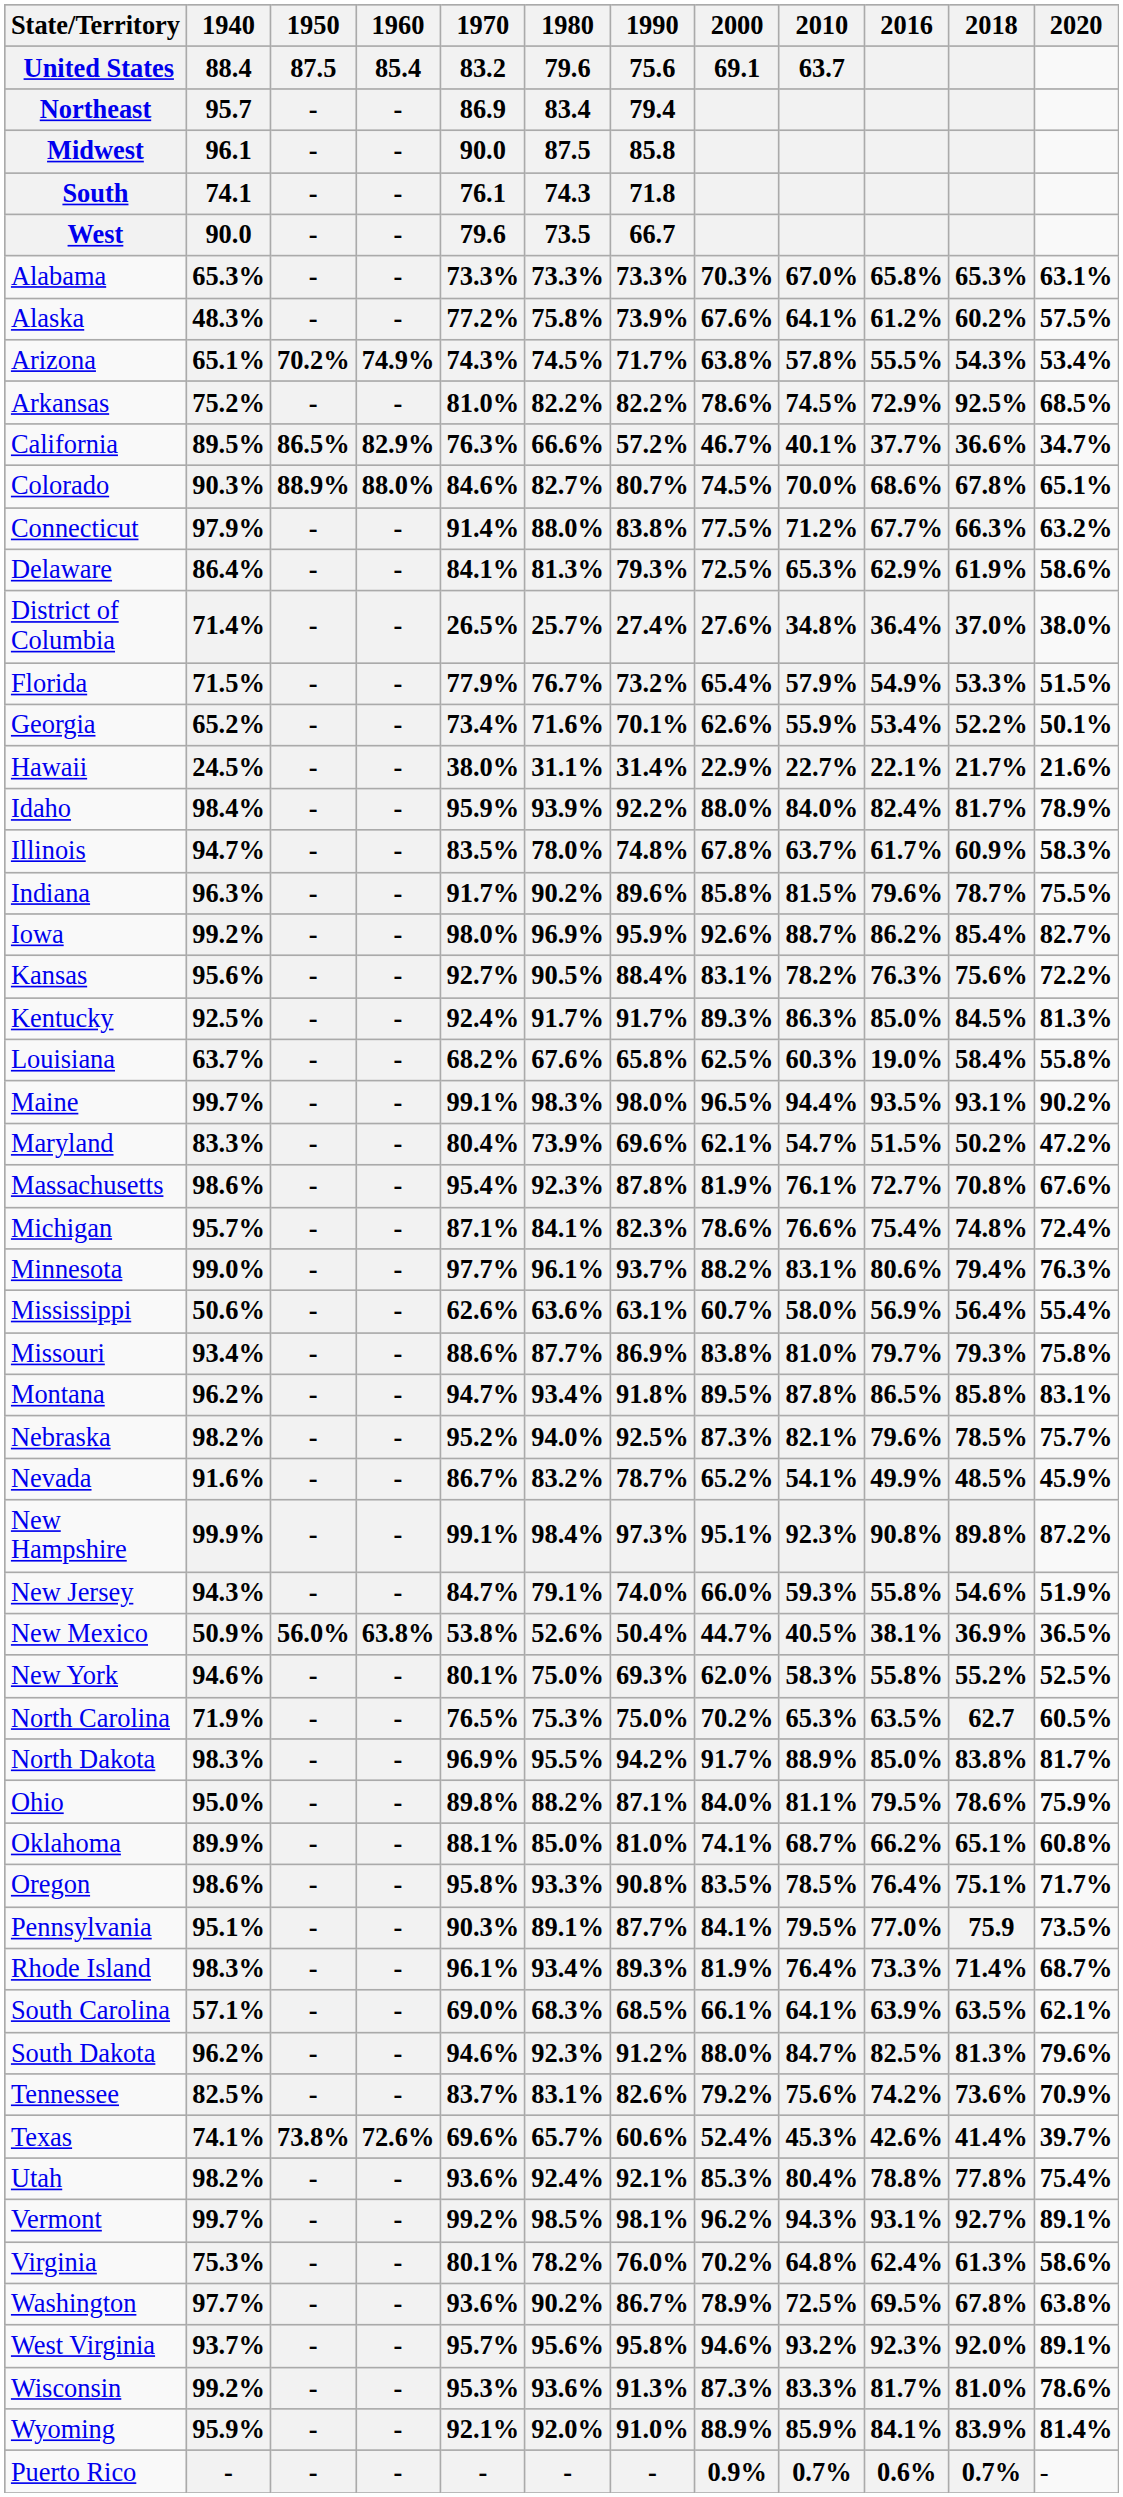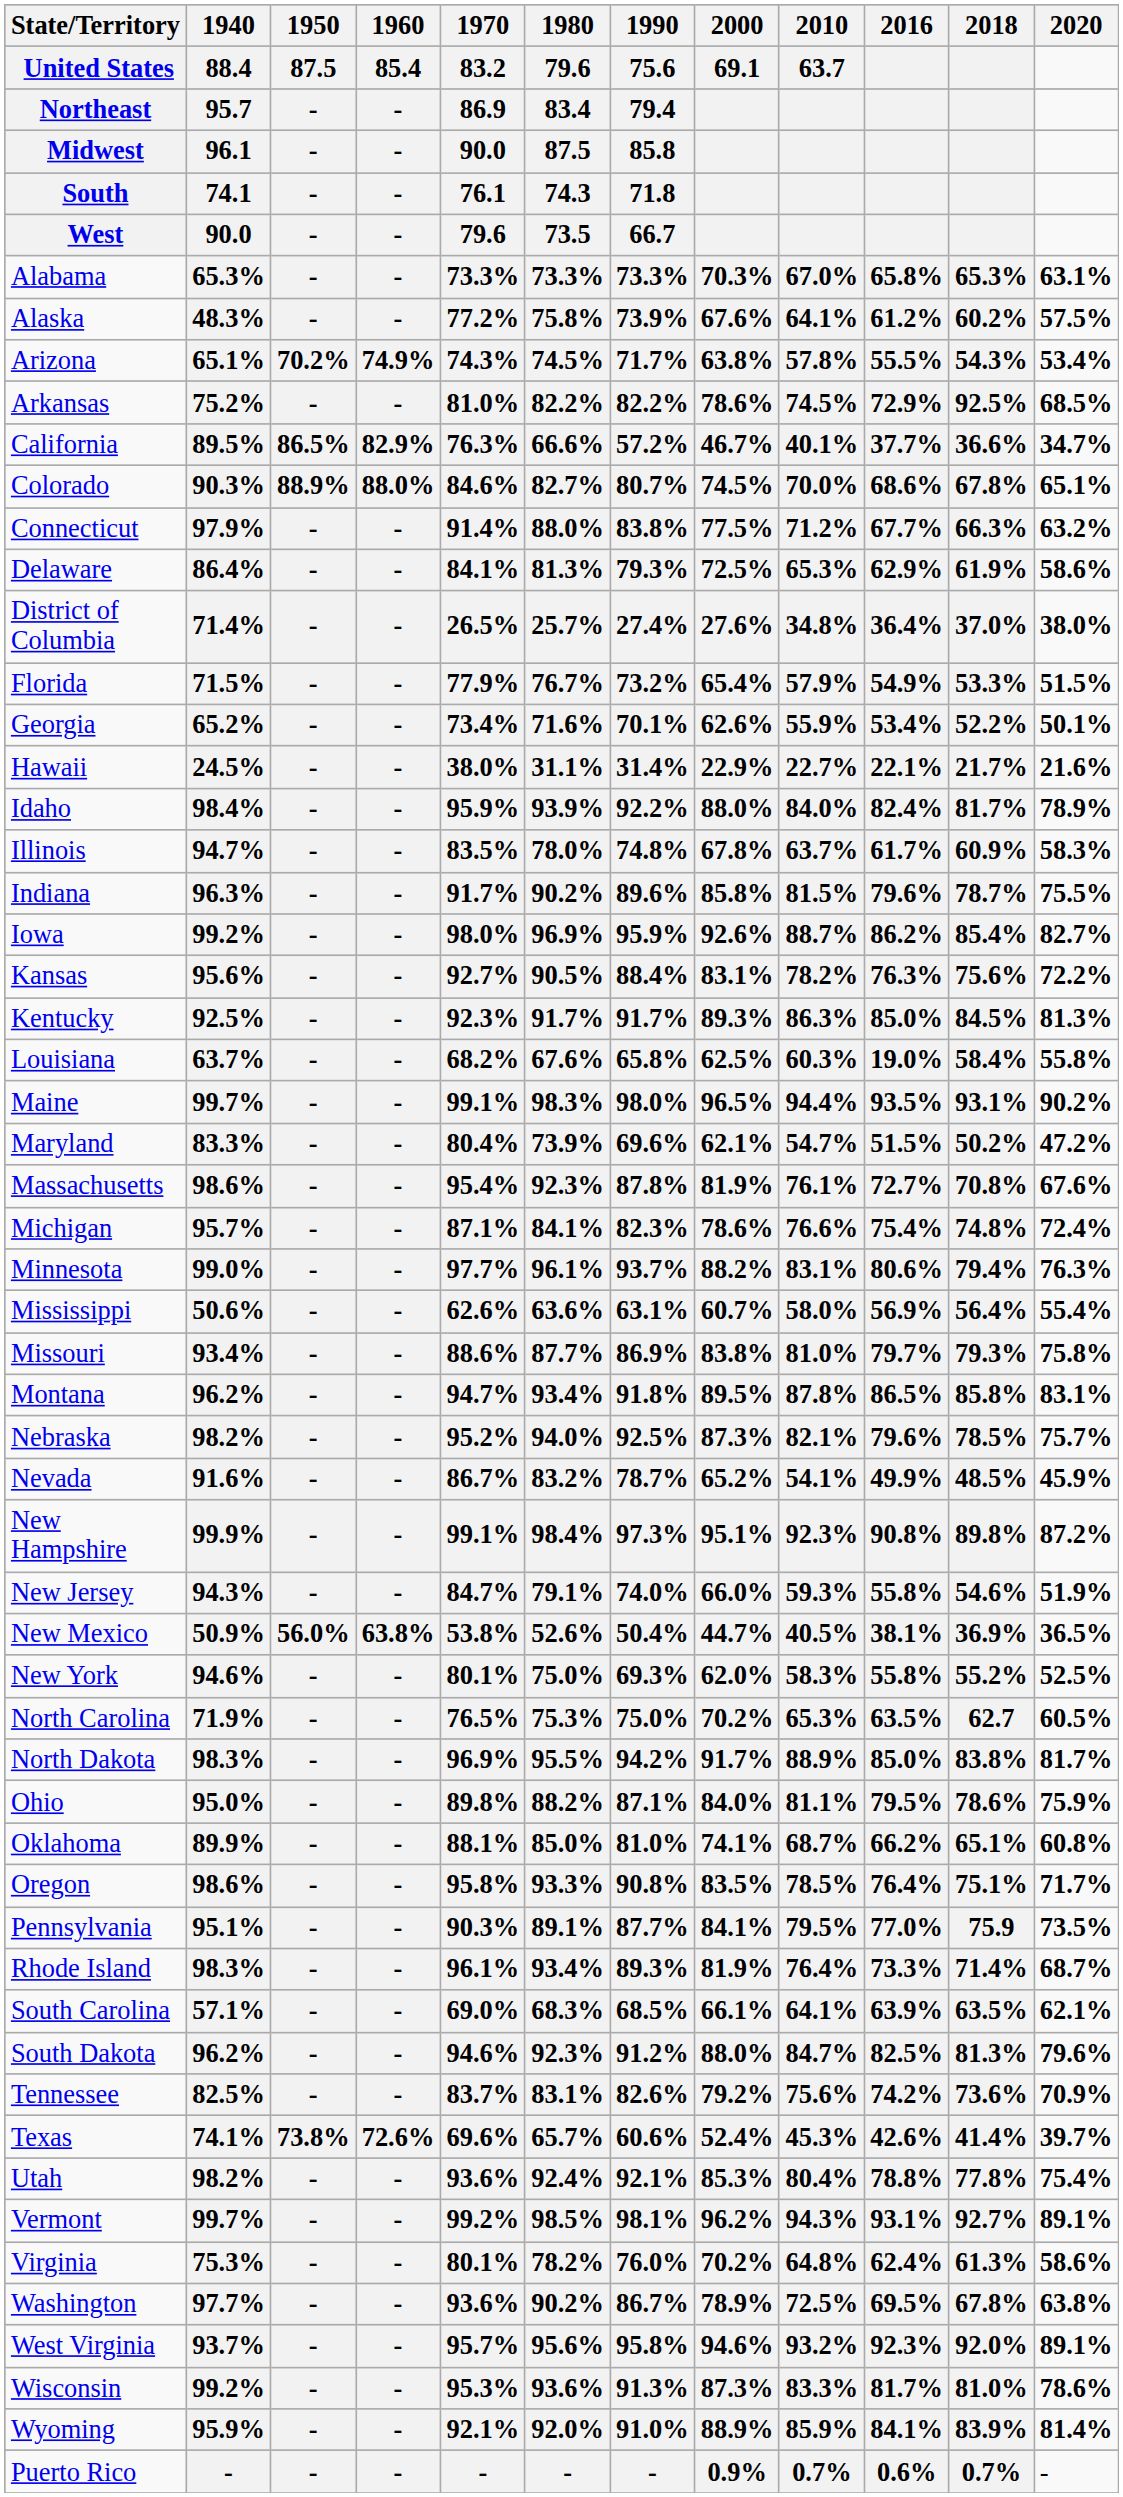(483, 1018) 92.4% -> (483, 1018) 92.3%
